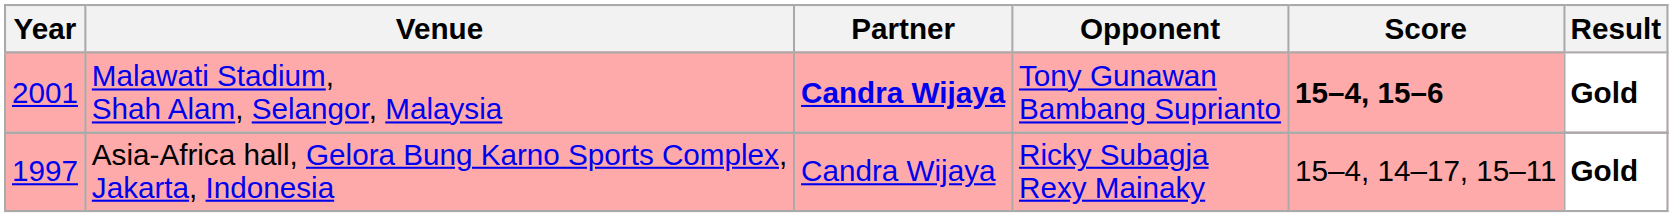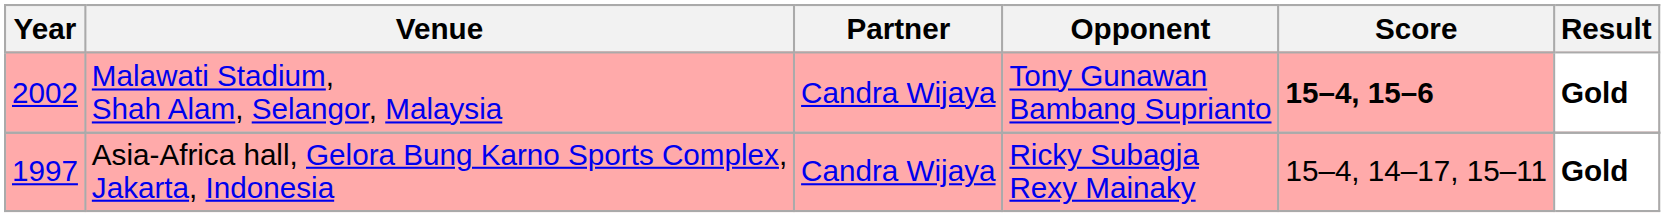(45, 92) 2001 -> (45, 92) 2002
(903, 92) bold -> (898, 92) normal
